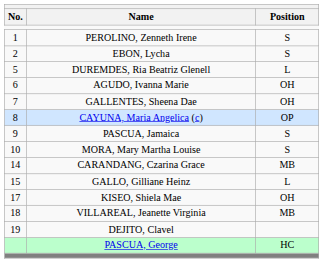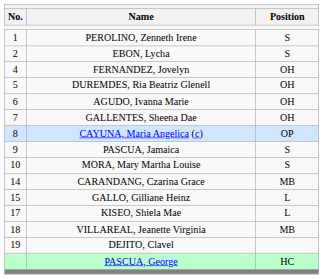+ row: (15, 69)
(287, 69) L -> (287, 85) OH
(287, 197) OH -> (287, 213) L
